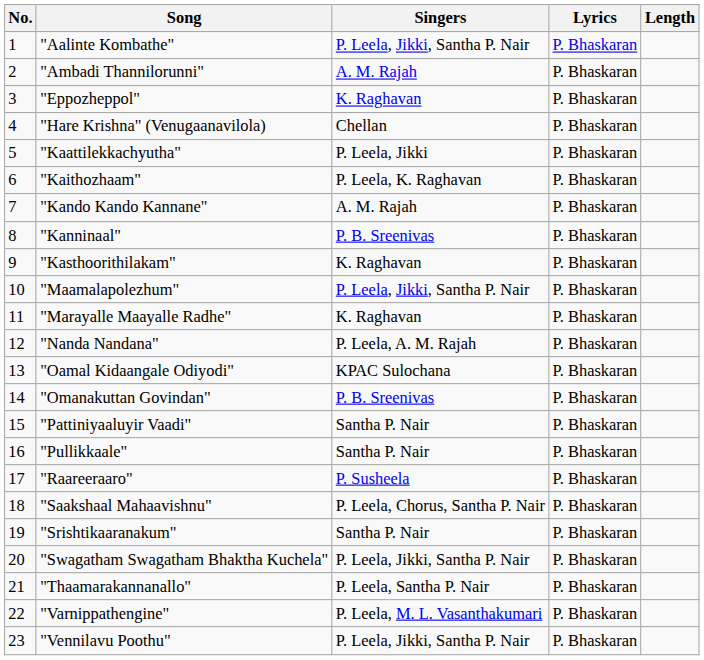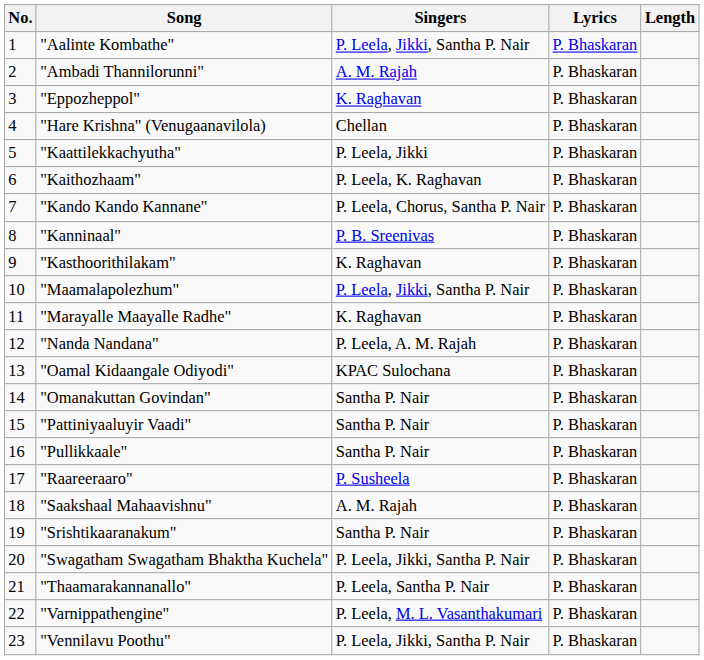(376, 207) A. M. Rajah -> (440, 207) P. Leela, Chorus, Santha P. Nair
(385, 397) P. B. Sreenivas -> (383, 397) Santha P. Nair
(440, 505) P. Leela, Chorus, Santha P. Nair -> (376, 505) A. M. Rajah
